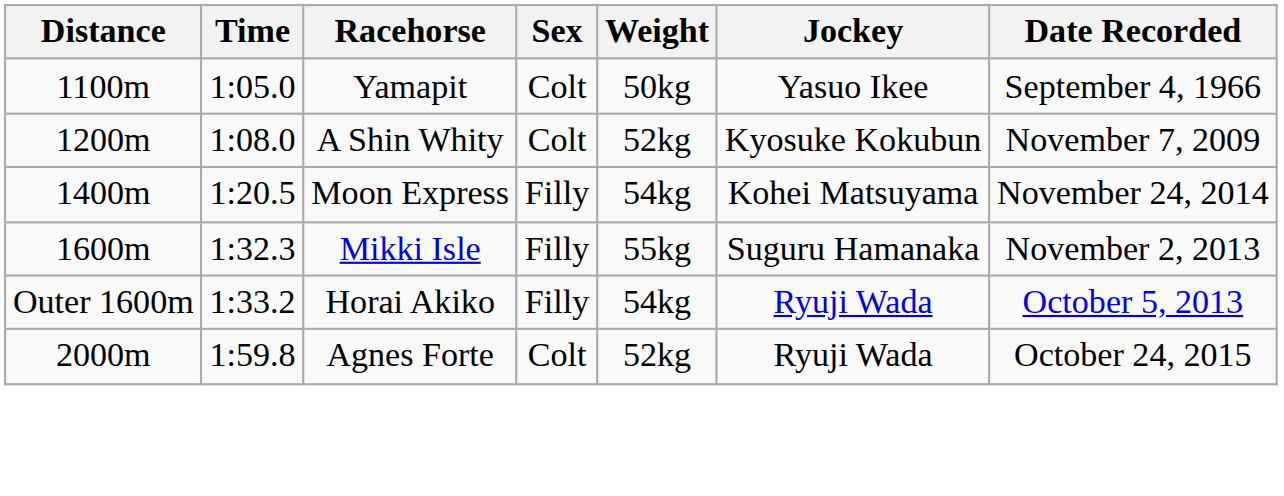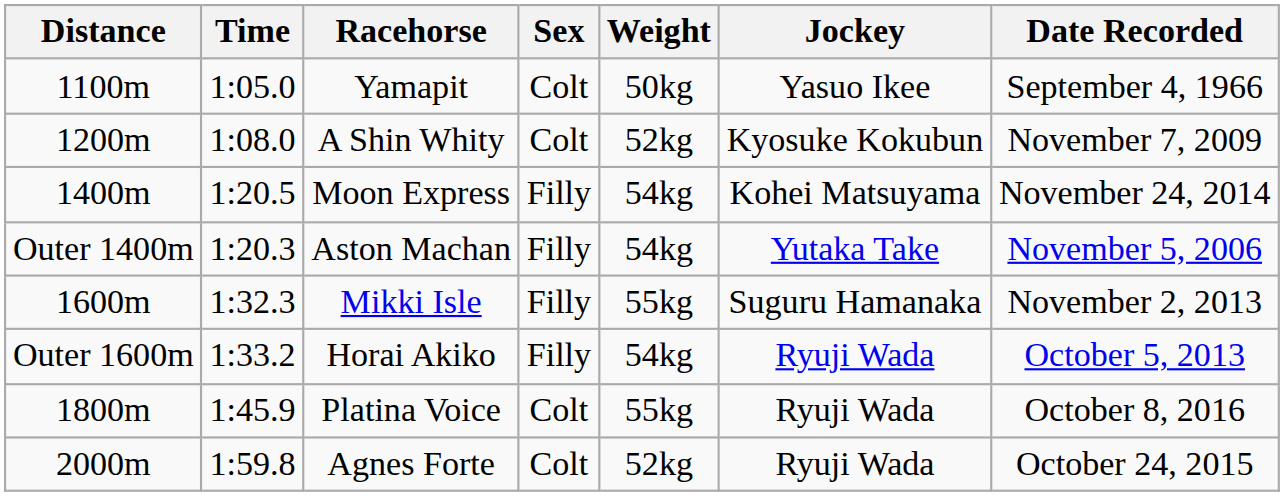+ row: (411, 247)
+ row: (411, 409)
